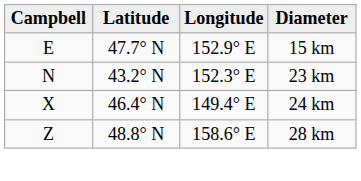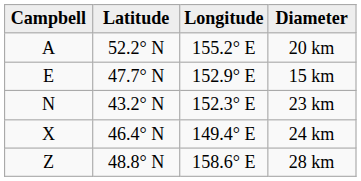+ row: (312, 47)
